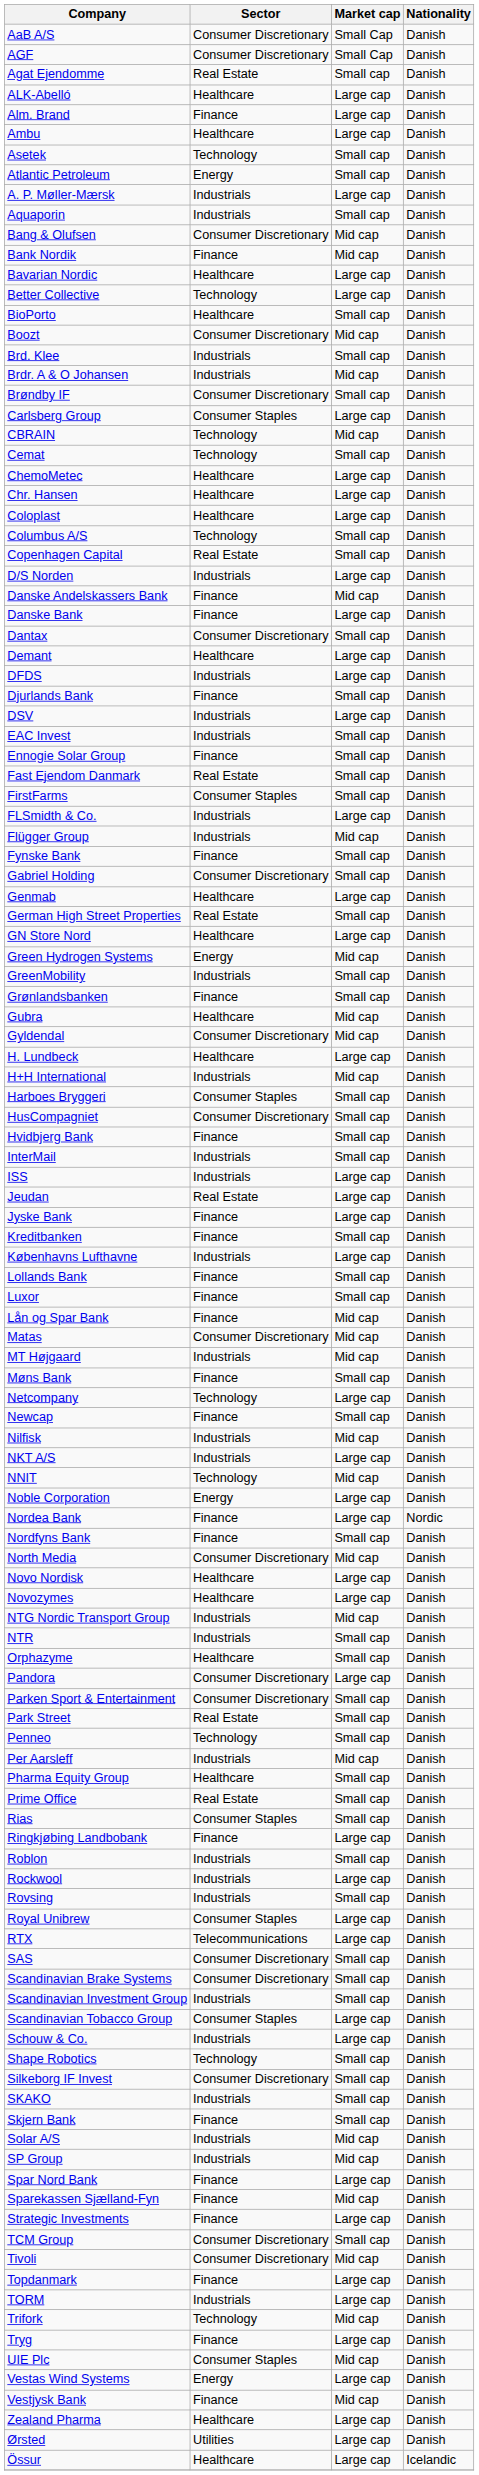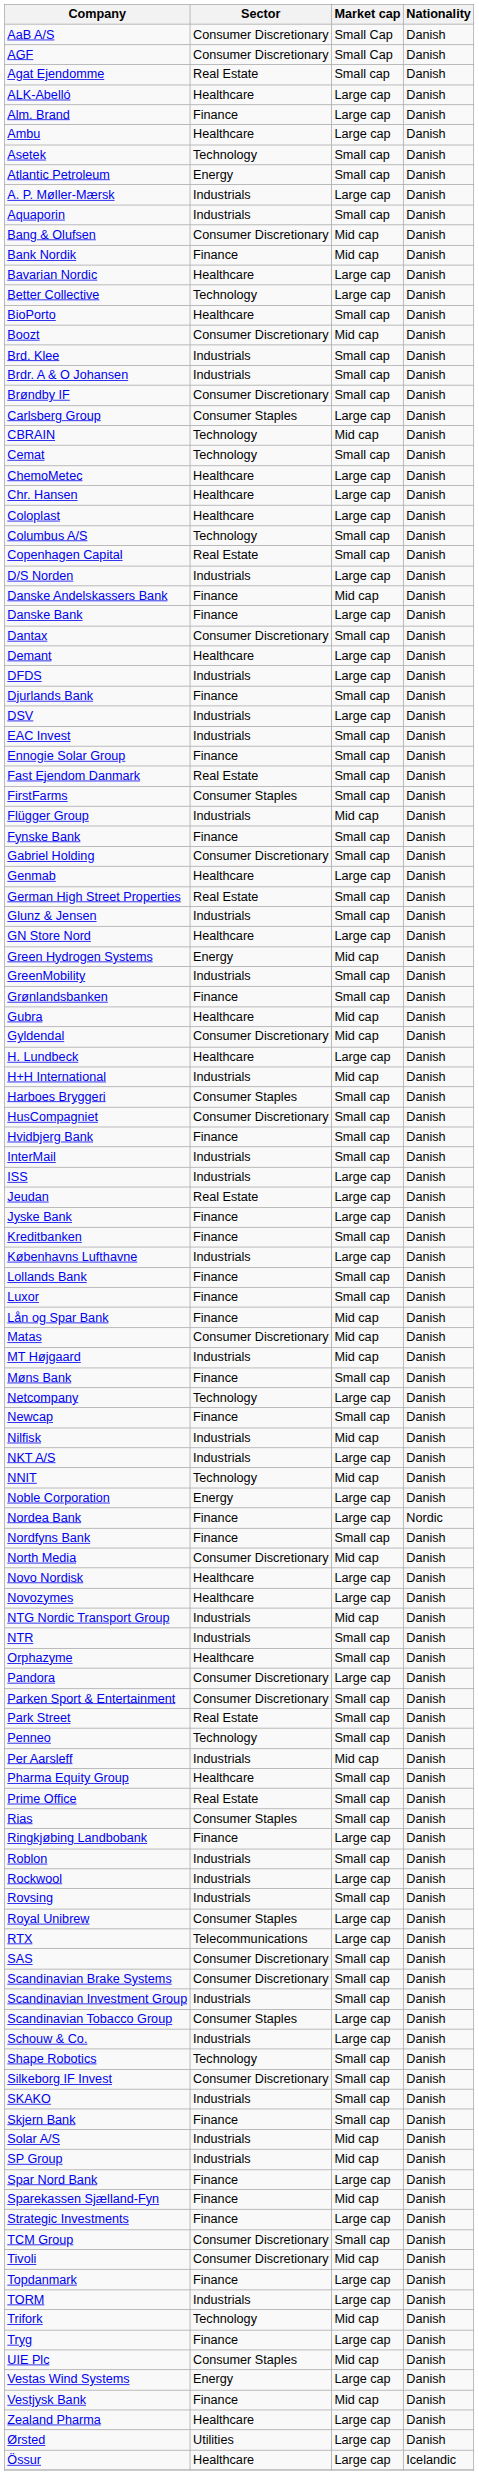(357, 375) Mid cap -> (362, 375) Small cap
- row: (52, 816)
+ row: (52, 916)
